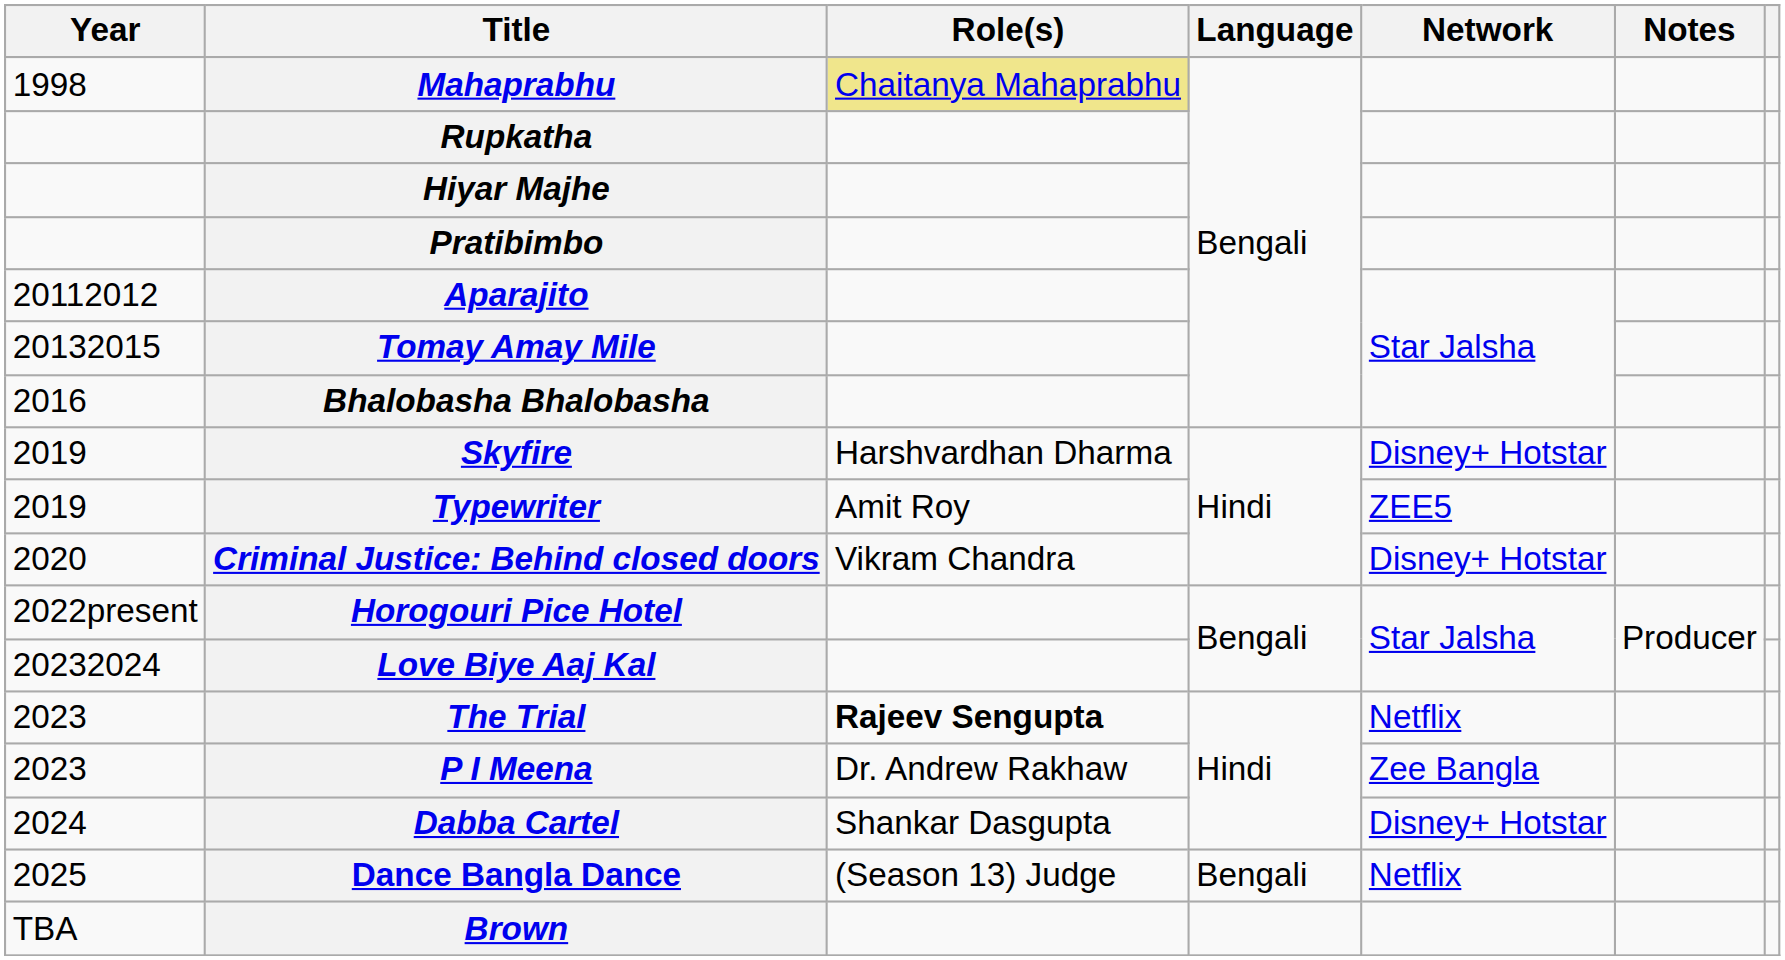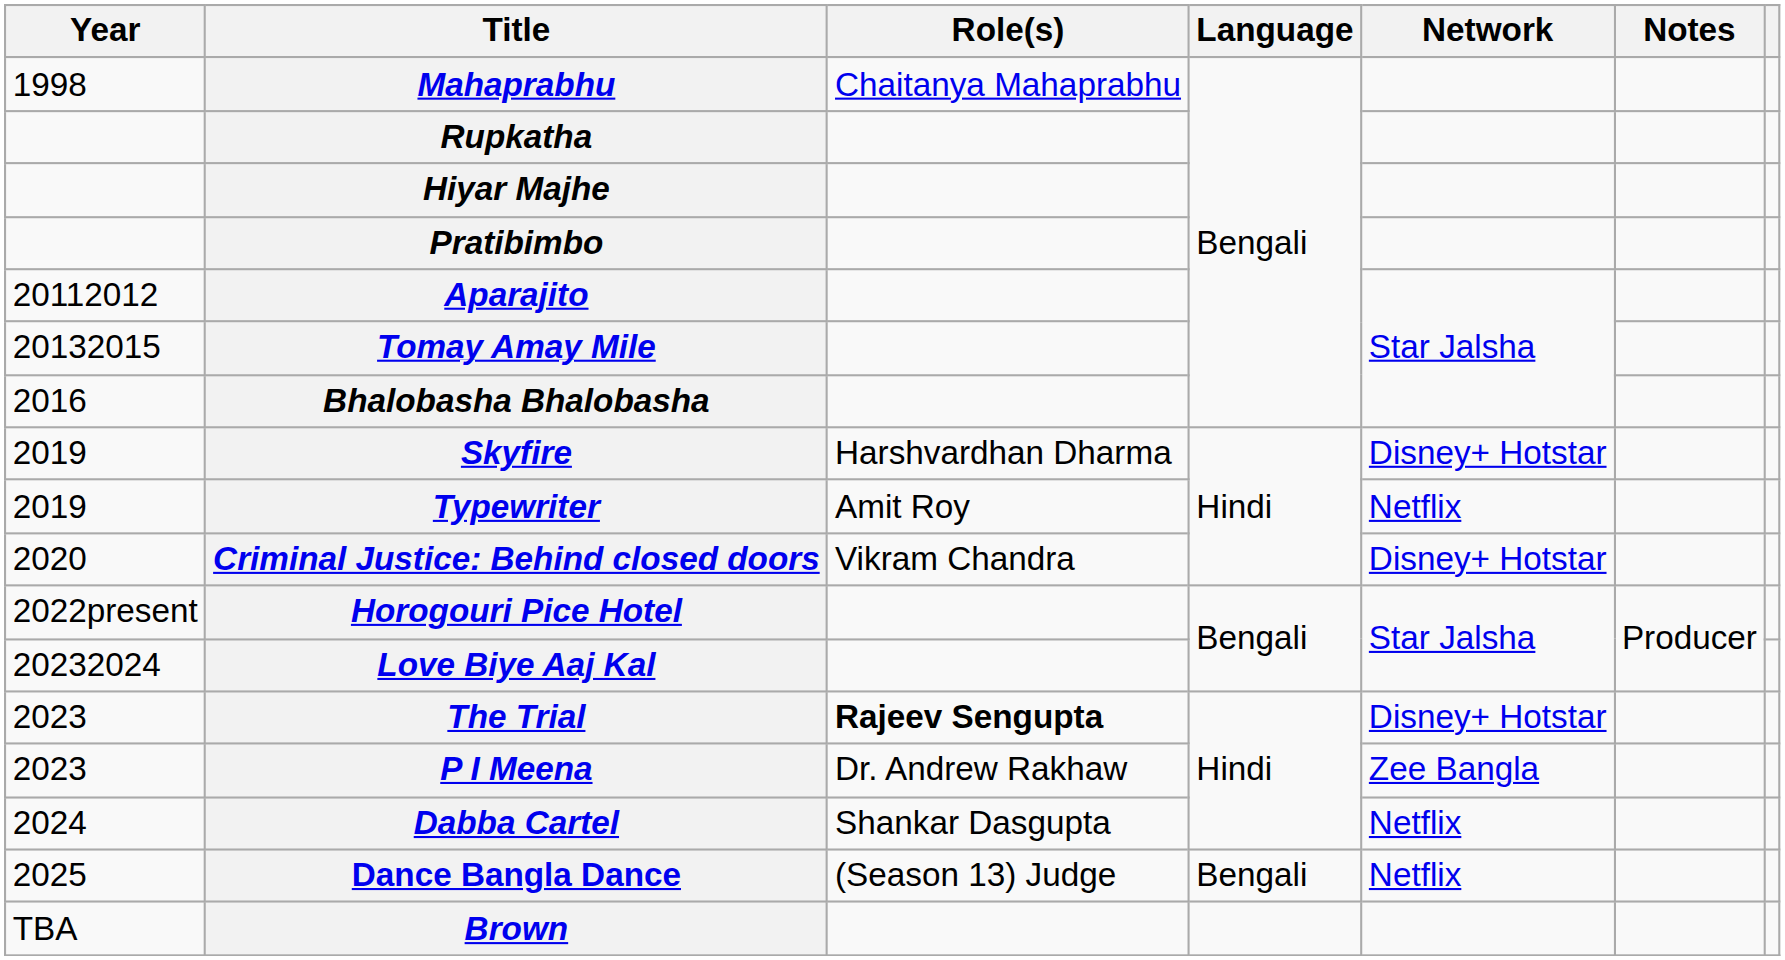(1008, 83) khaki background -> (1008, 83) no background
(1410, 505) ZEE5 -> (1415, 505) Netflix
(1415, 717) Netflix -> (1488, 717) Disney+ Hotstar
(1488, 822) Disney+ Hotstar -> (1415, 822) Netflix
